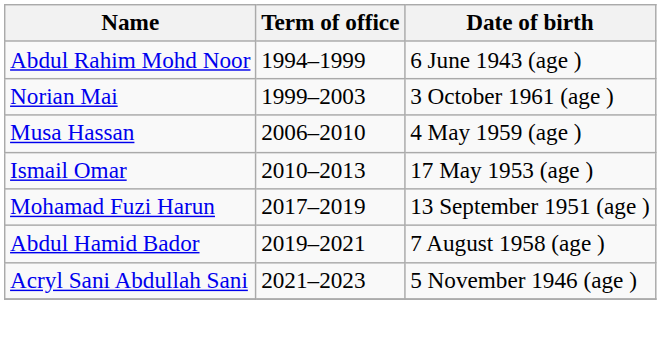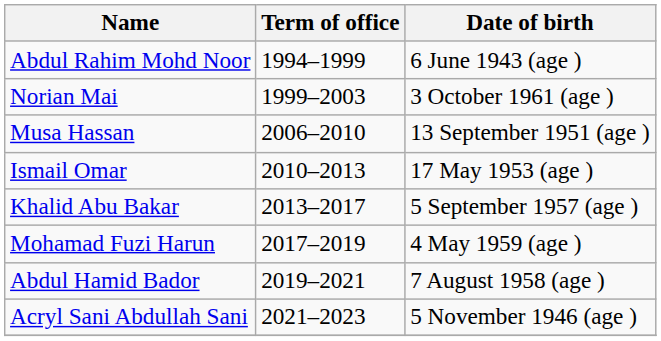(496, 133) 4 May 1959 (age ) -> (530, 133) 13 September 1951 (age )
+ row: (94, 206)
(530, 206) 13 September 1951 (age ) -> (496, 243) 4 May 1959 (age )
